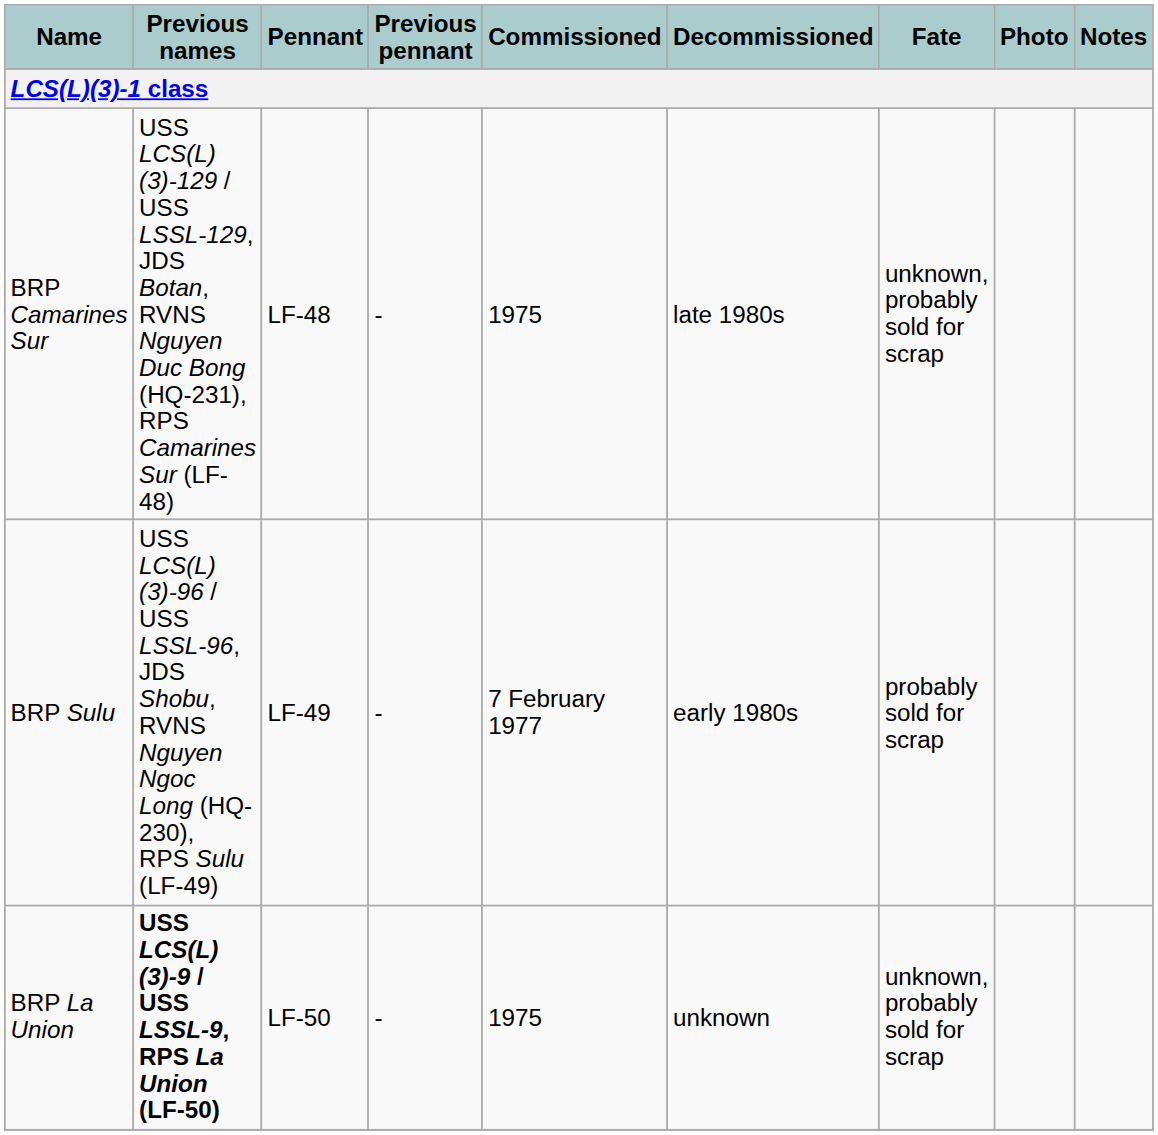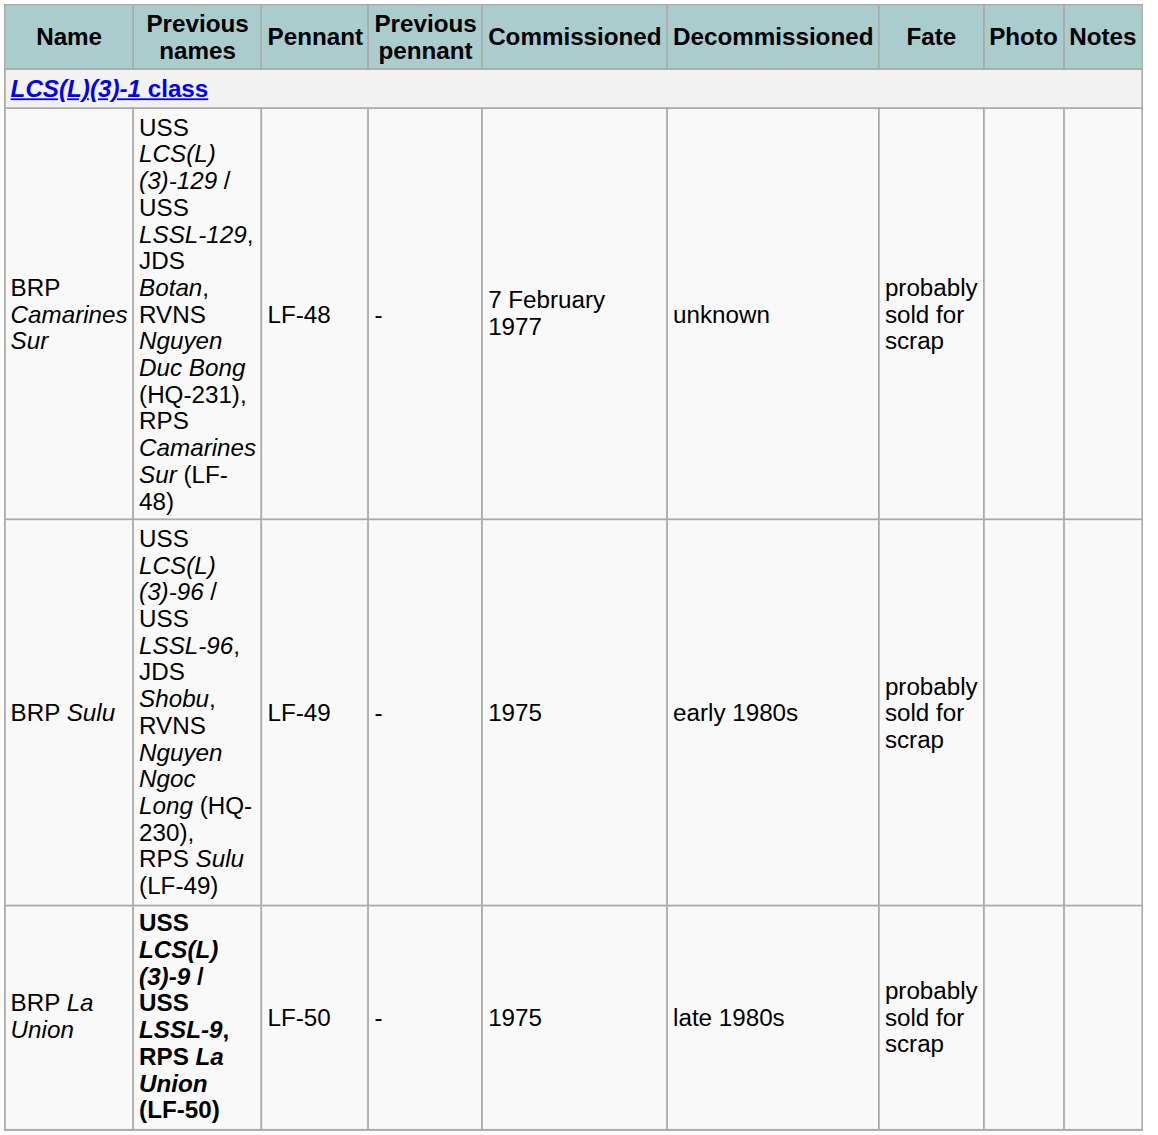(515, 313) 1975 -> (547, 313) 7 February 1977
(729, 313) late 1980s -> (721, 313) unknown
(937, 313) unknown, probably sold for scrap -> (931, 313) probably sold for scrap
(547, 712) 7 February 1977 -> (515, 712) 1975
(721, 1017) unknown -> (729, 1017) late 1980s
(937, 1017) unknown, probably sold for scrap -> (931, 1017) probably sold for scrap
